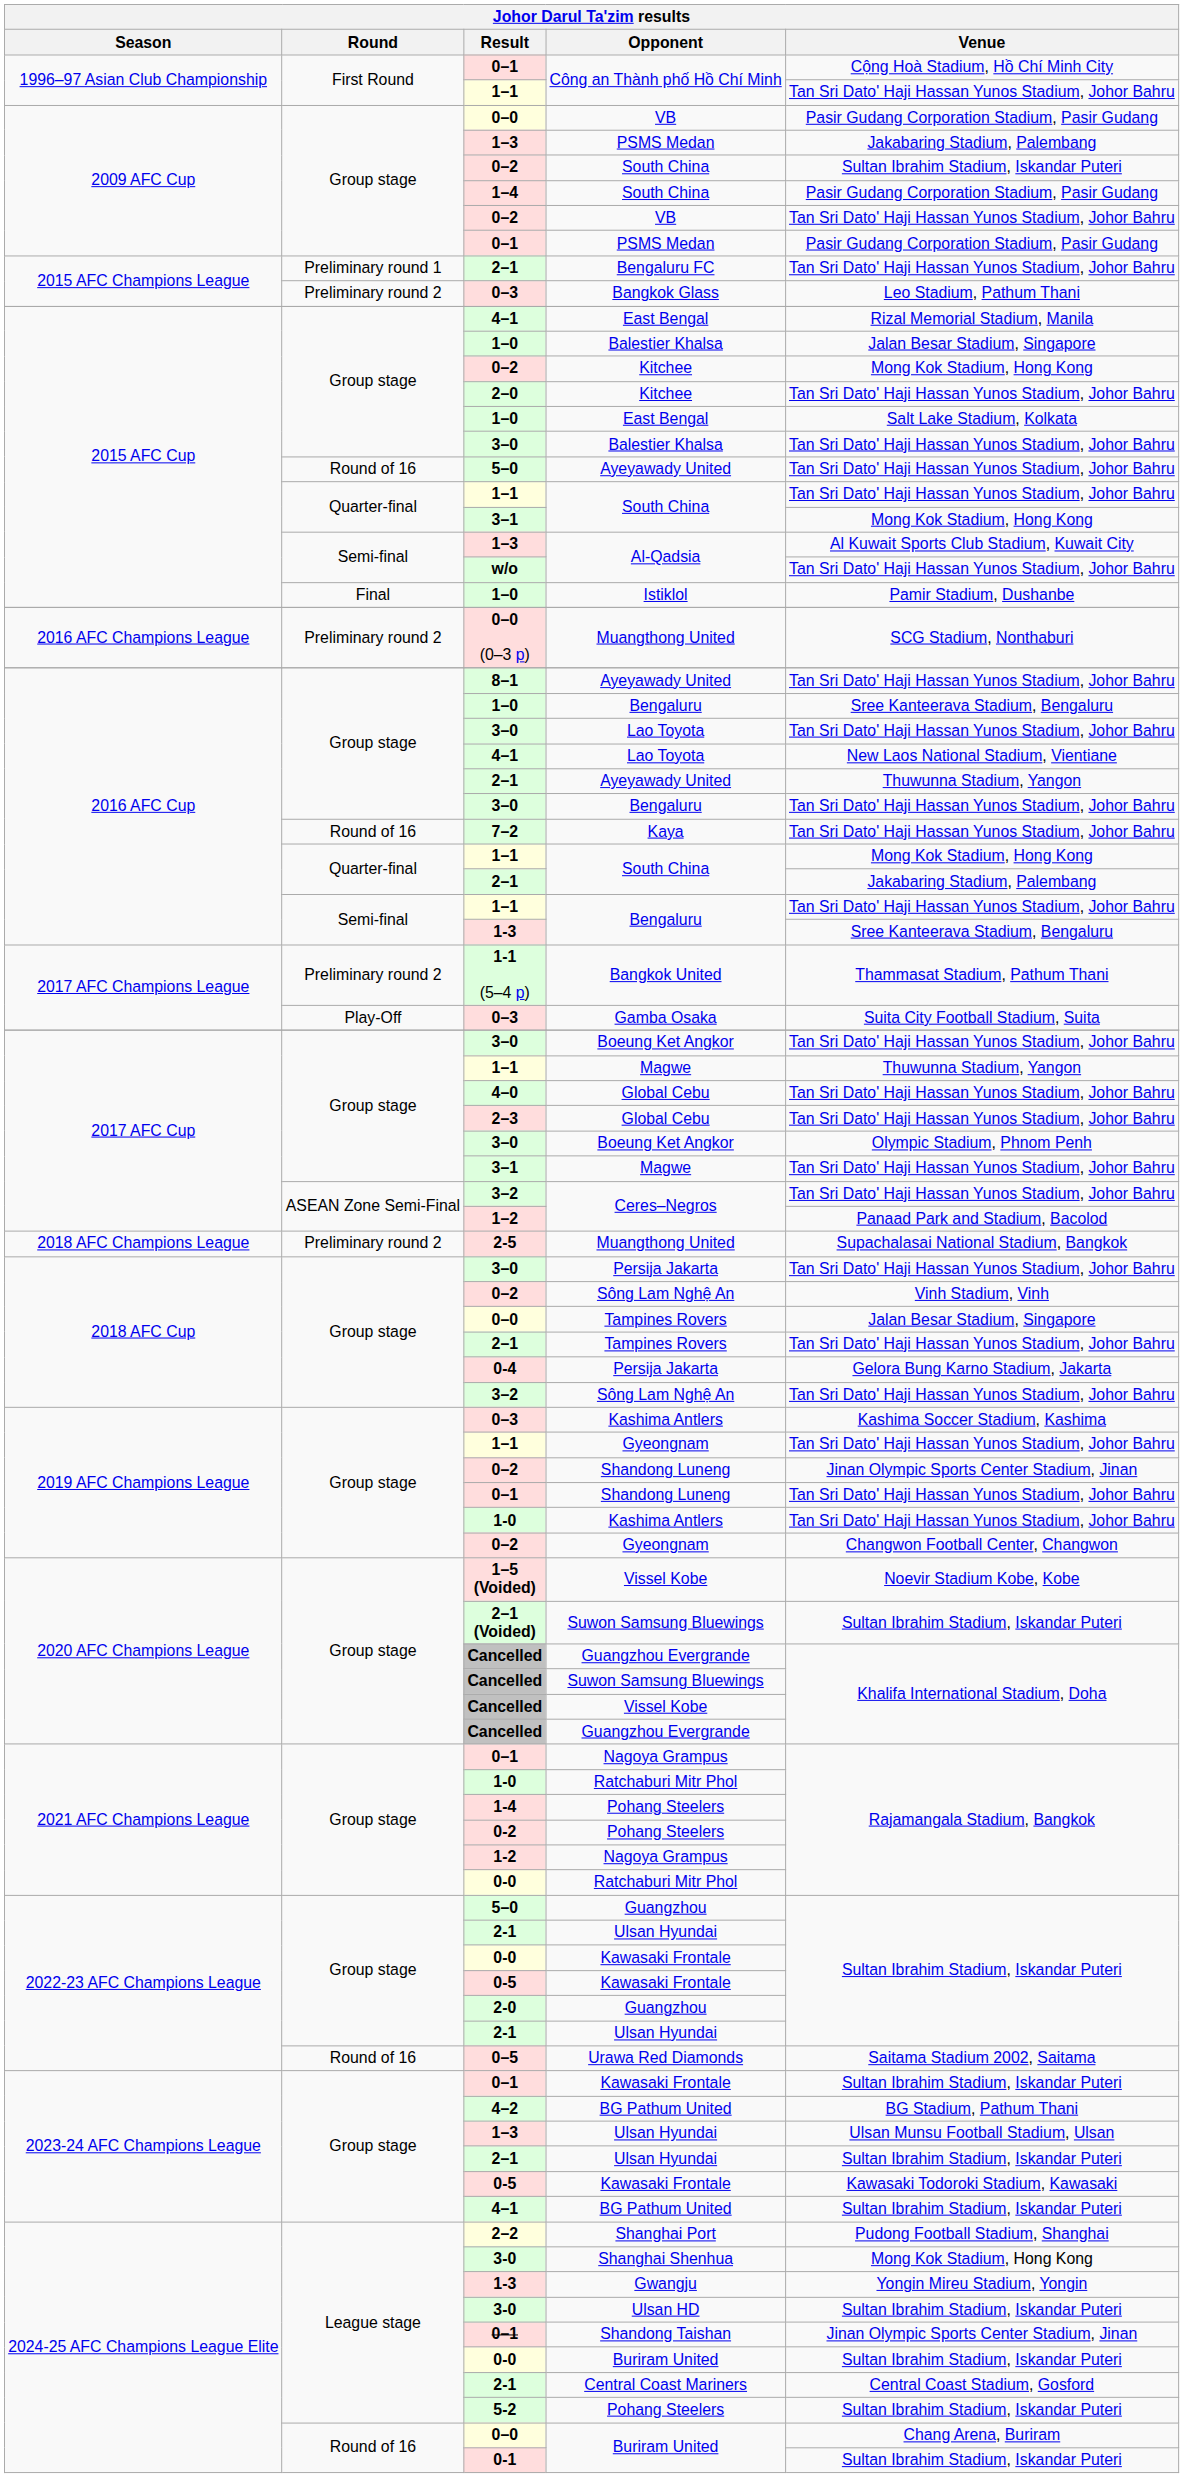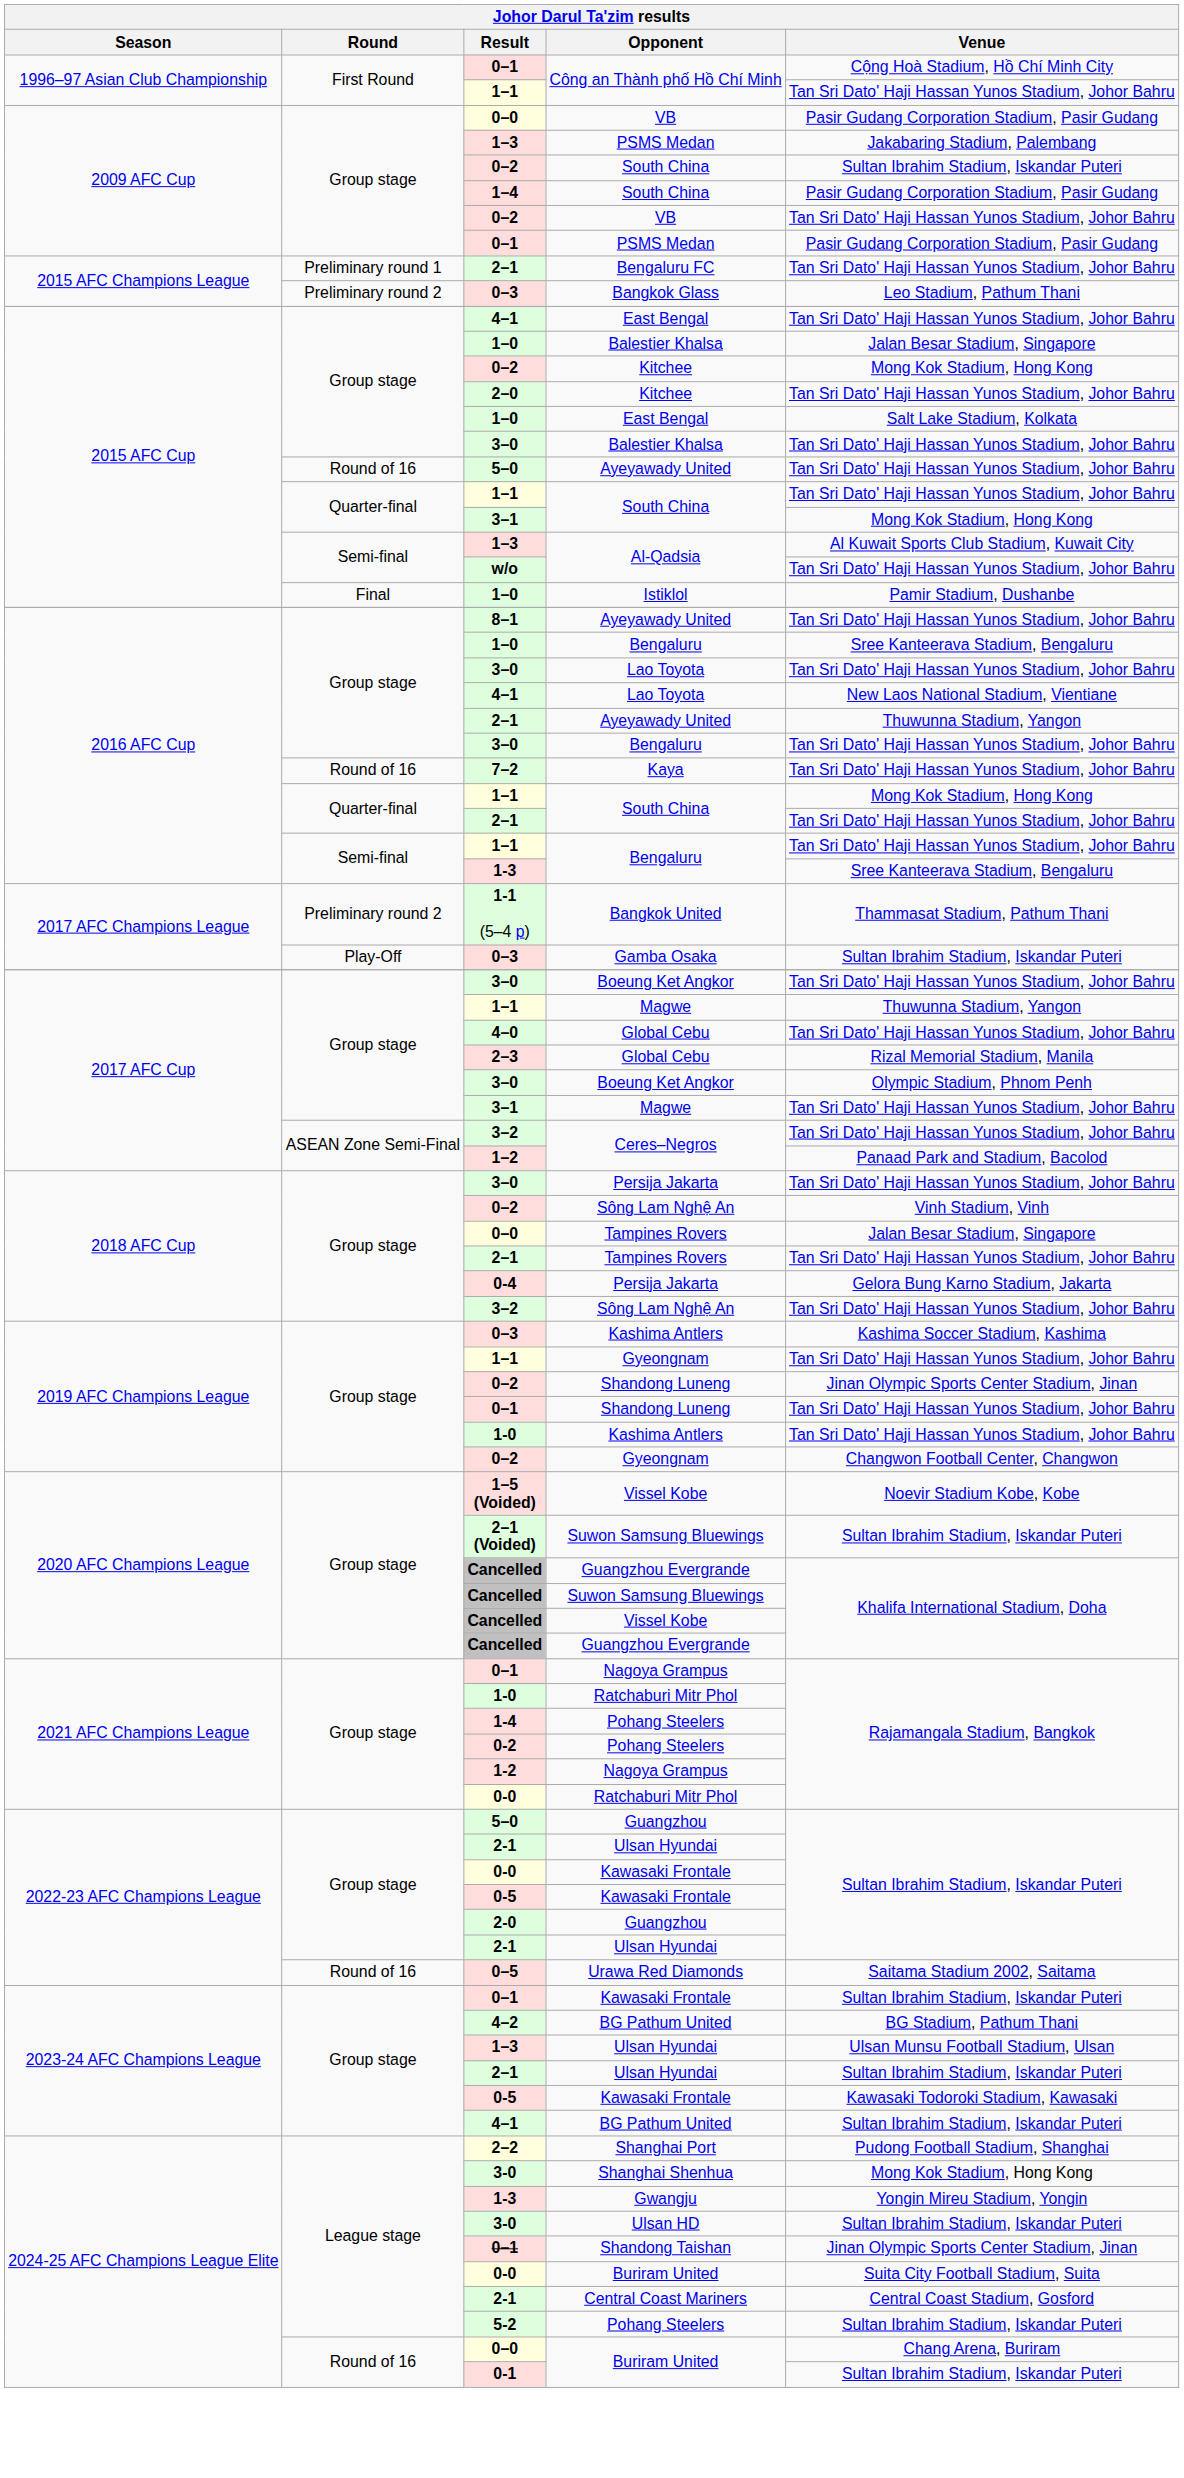(982, 318) Rizal Memorial Stadium, Manila -> (982, 318) Tan Sri Dato' Haji Hassan Yunos Stadium, Johor Bahru
- row: (505, 637)
(982, 881) Jakabaring Stadium, Palembang -> (982, 820) Tan Sri Dato' Haji Hassan Yunos Stadium, Johor Bahru
(982, 1017) Suita City Football Stadium, Suita -> (982, 957) Sultan Ibrahim Stadium, Iskandar Puteri
(982, 1118) Tan Sri Dato' Haji Hassan Yunos Stadium, Johor Bahru -> (982, 1057) Rizal Memorial Stadium, Manila
- row: (505, 1243)
(982, 2359) Sultan Ibrahim Stadium, Iskandar Puteri -> (982, 2273) Suita City Football Stadium, Suita
